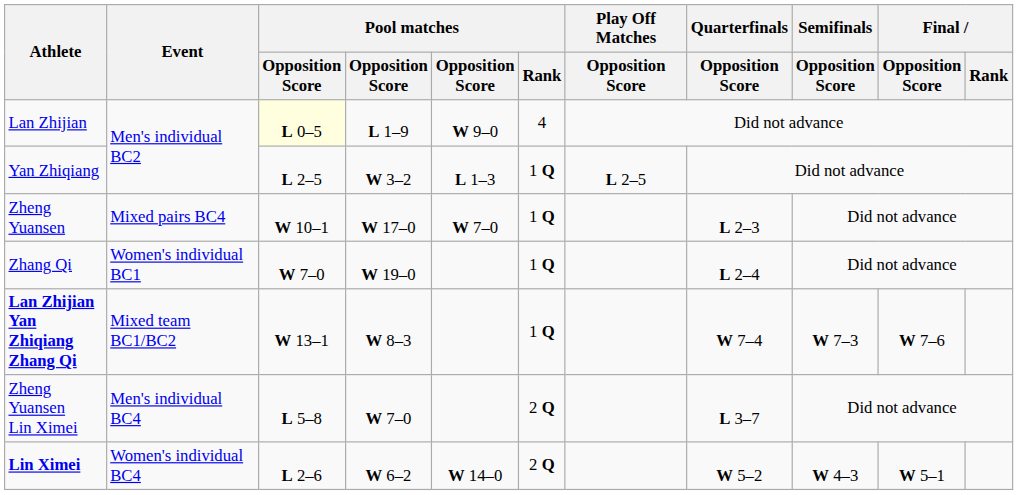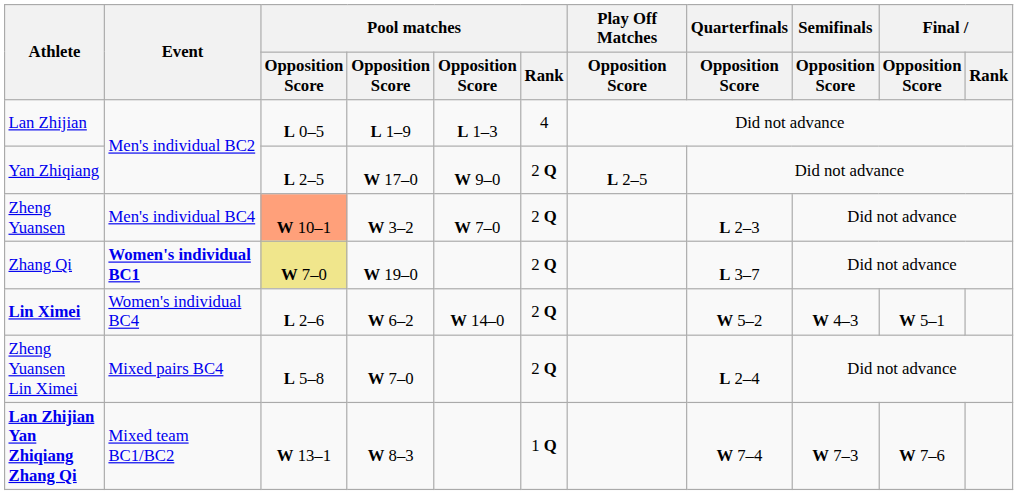(302, 132) lightyellow background -> (304, 132) no background
(475, 132) W 9–0 -> (477, 132) L 1–3
(388, 180) W 3–2 -> (391, 180) W 17–0
(475, 180) L 1–3 -> (477, 180) W 9–0
(542, 170) 1 Q -> (544, 170) 2 Q
(168, 217) Mixed pairs BC4 -> (182, 217) Men's individual BC4
(302, 227) no background -> (304, 227) lightsalmon background
(388, 227) W 17–0 -> (391, 227) W 3–2
(542, 217) 1 Q -> (544, 217) 2 Q
(177, 264) normal -> (180, 264) bold
(302, 274) no background -> (304, 274) khaki background
(542, 264) 1 Q -> (544, 264) 2 Q
(739, 274) L 2–4 -> (739, 274) L 3–7
rows swapped: (44, 465) <-> (51, 331)
(166, 408) Men's individual BC4 -> (166, 369) Mixed pairs BC4
(739, 418) L 3–7 -> (739, 379) L 2–4
